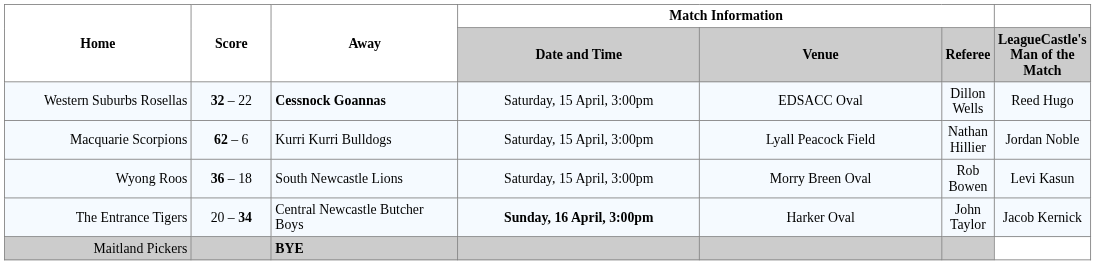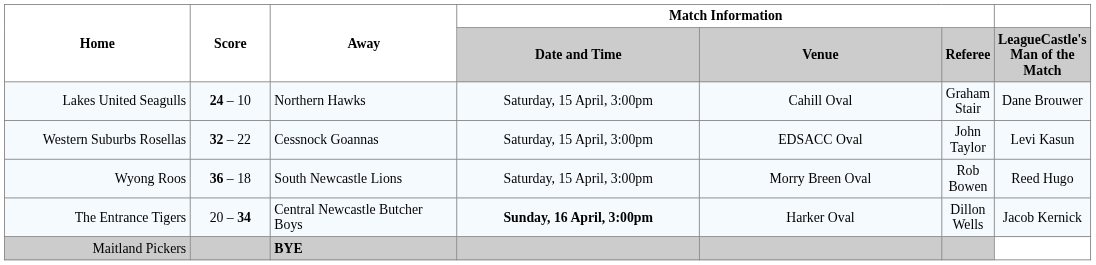+ row: (124, 101)
(331, 101) bold -> (327, 139) normal
(968, 101) Dillon Wells -> (968, 139) John Taylor
(1042, 101) Reed Hugo -> (1042, 139) Levi Kasun
- row: (129, 139)
(1042, 178) Levi Kasun -> (1042, 178) Reed Hugo
(968, 217) John Taylor -> (968, 217) Dillon Wells
